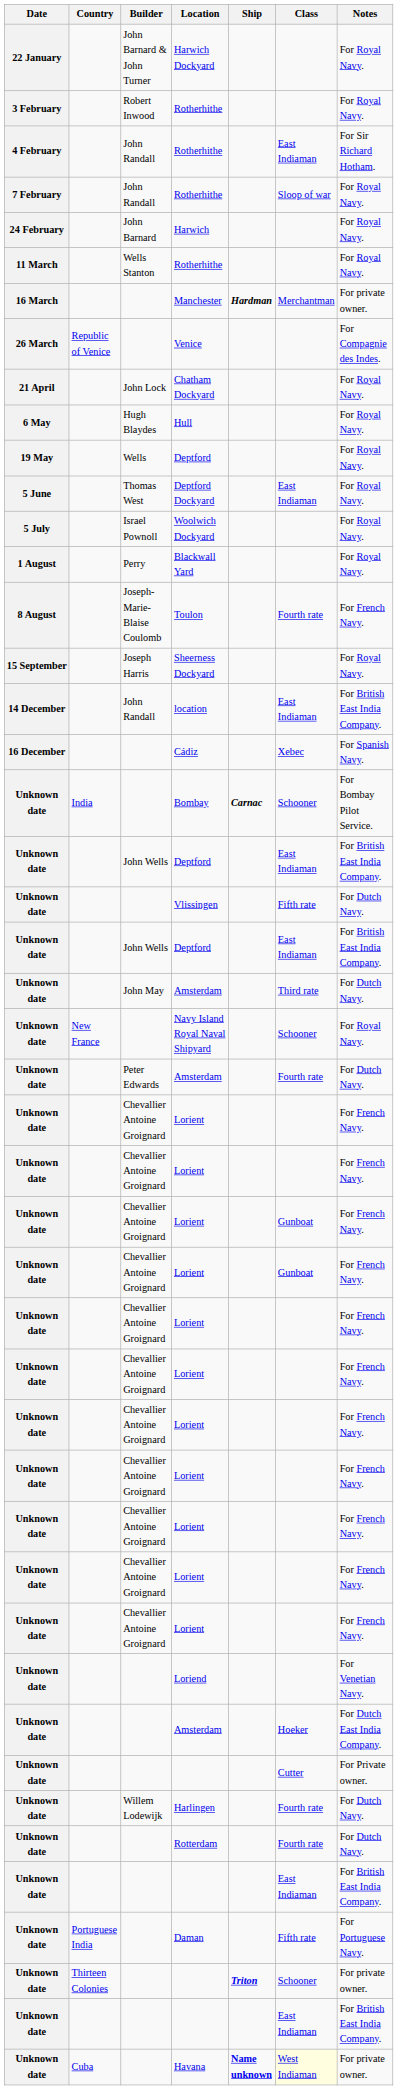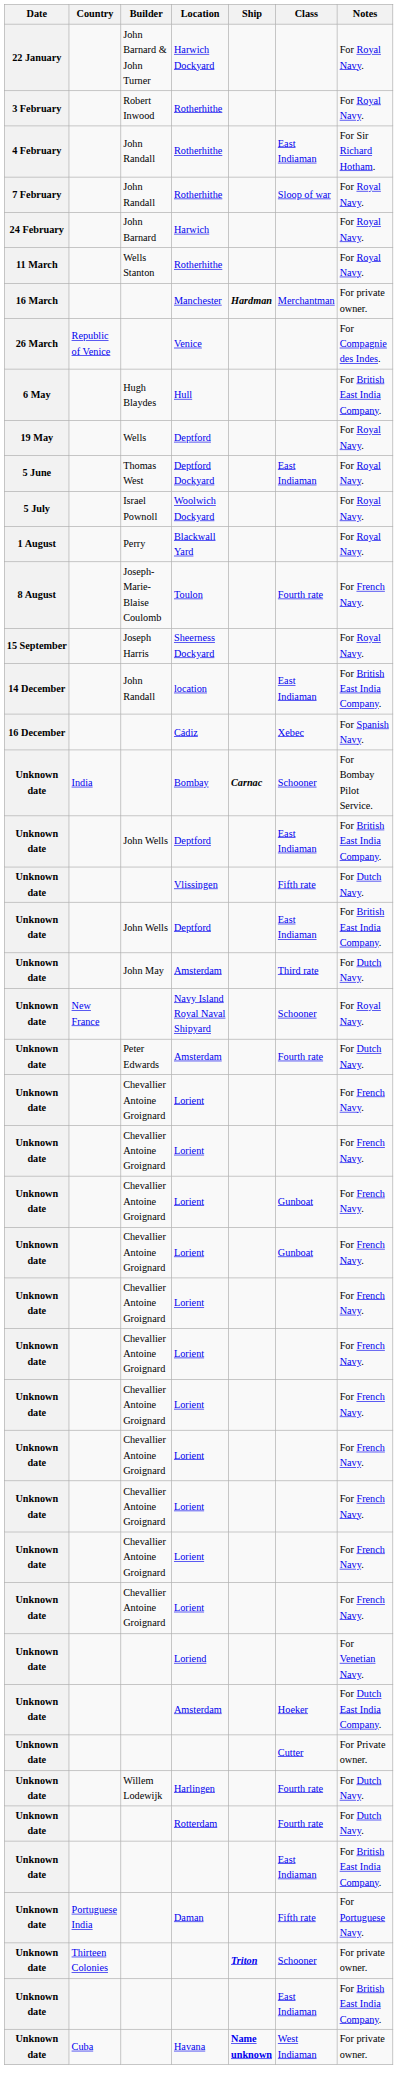- row: (145, 387)
(360, 422) For Royal Navy. -> (362, 394) For British East India Company.
(297, 2067) lightyellow background -> (297, 2047) no background
